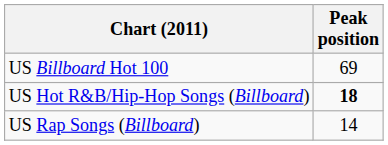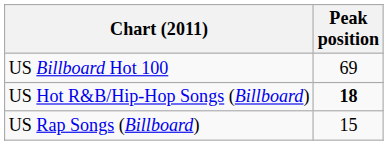(348, 125) 14 -> (348, 125) 15
